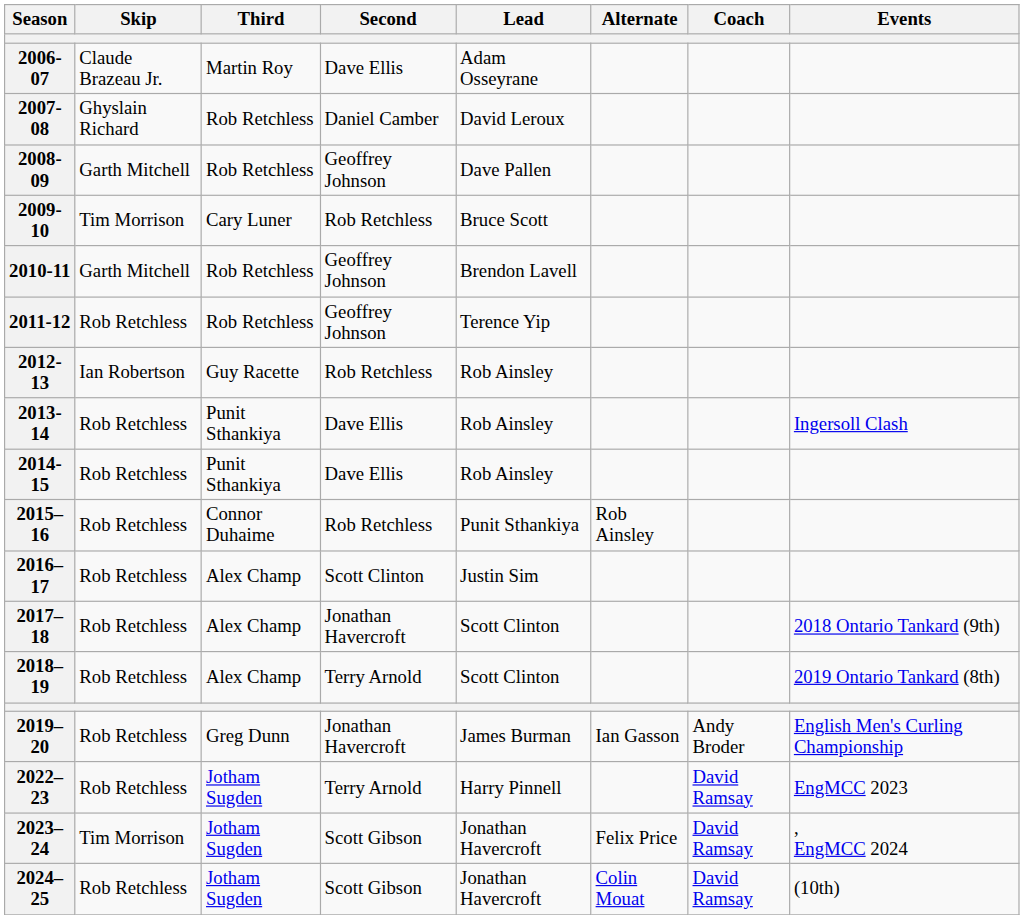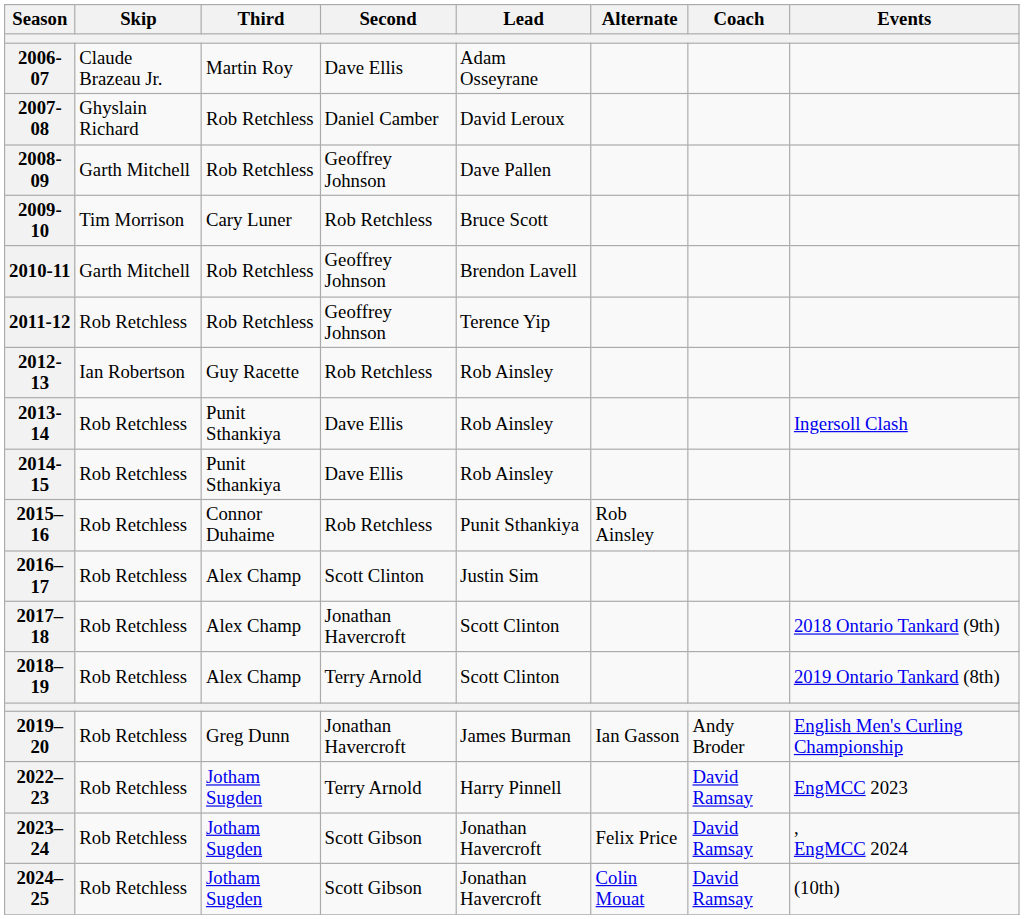(132, 838) Tim Morrison -> (133, 838) Rob Retchless
